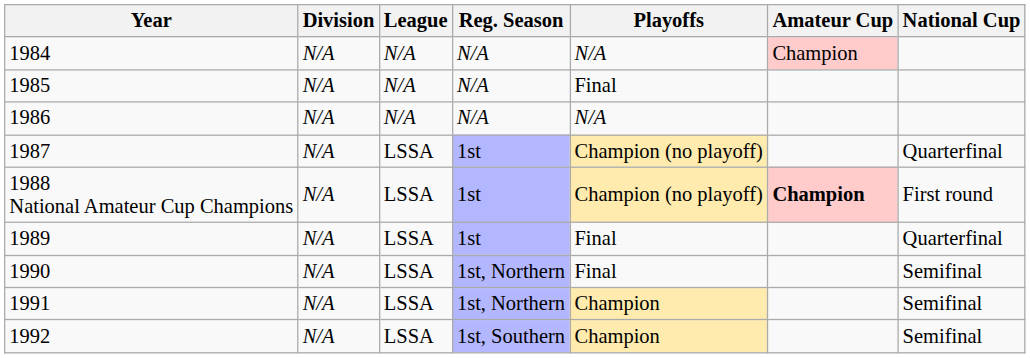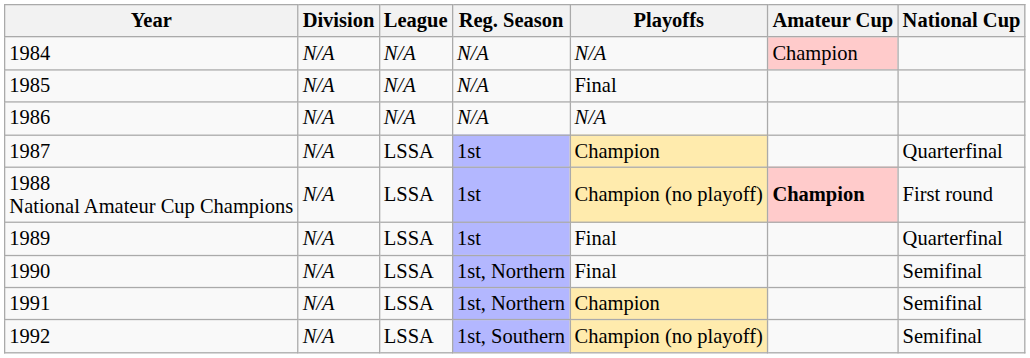(669, 150) Champion (no playoff) -> (617, 150) Champion
(617, 336) Champion -> (669, 336) Champion (no playoff)
